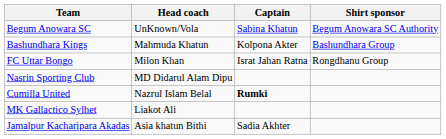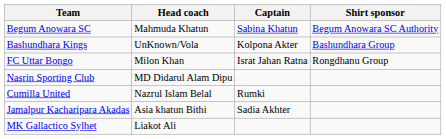(166, 28) UnKnown/Vola -> (171, 28) Mahmuda Khatun
(171, 45) Mahmuda Khatun -> (166, 45) UnKnown/Vola
(252, 93) bold -> (251, 93) normal
rows swapped: (68, 126) <-> (52, 110)
